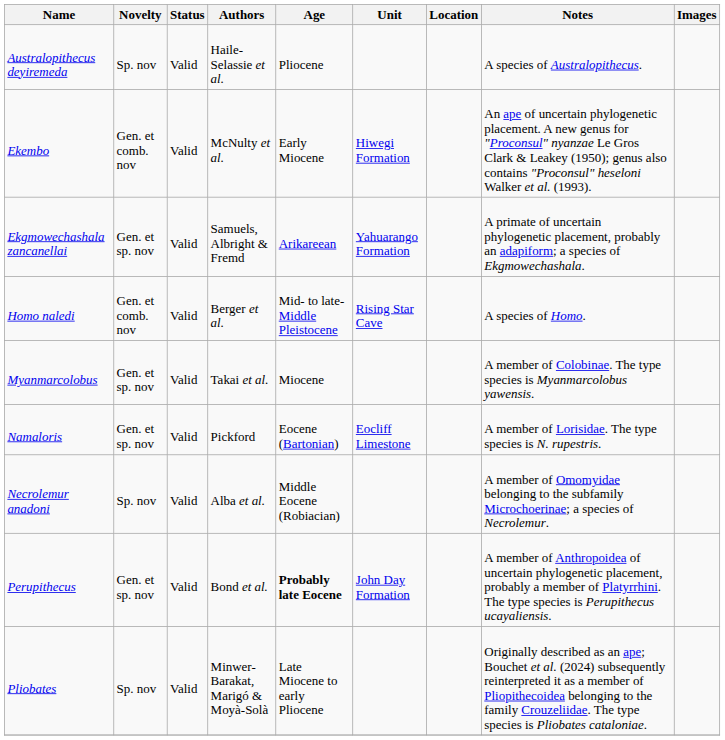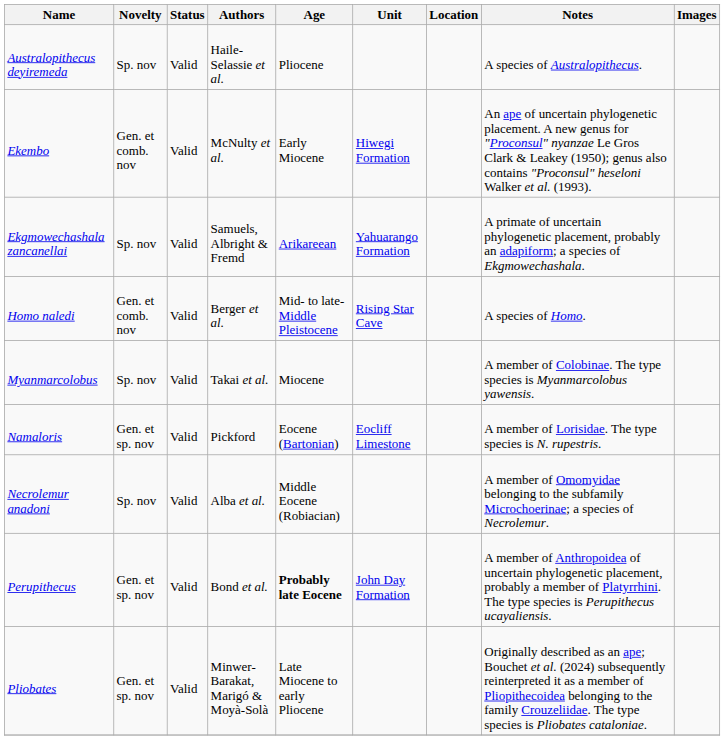(135, 244) Gen. et sp. nov -> (136, 244) Sp. nov
(135, 379) Gen. et sp. nov -> (136, 379) Sp. nov
(136, 688) Sp. nov -> (135, 688) Gen. et sp. nov
